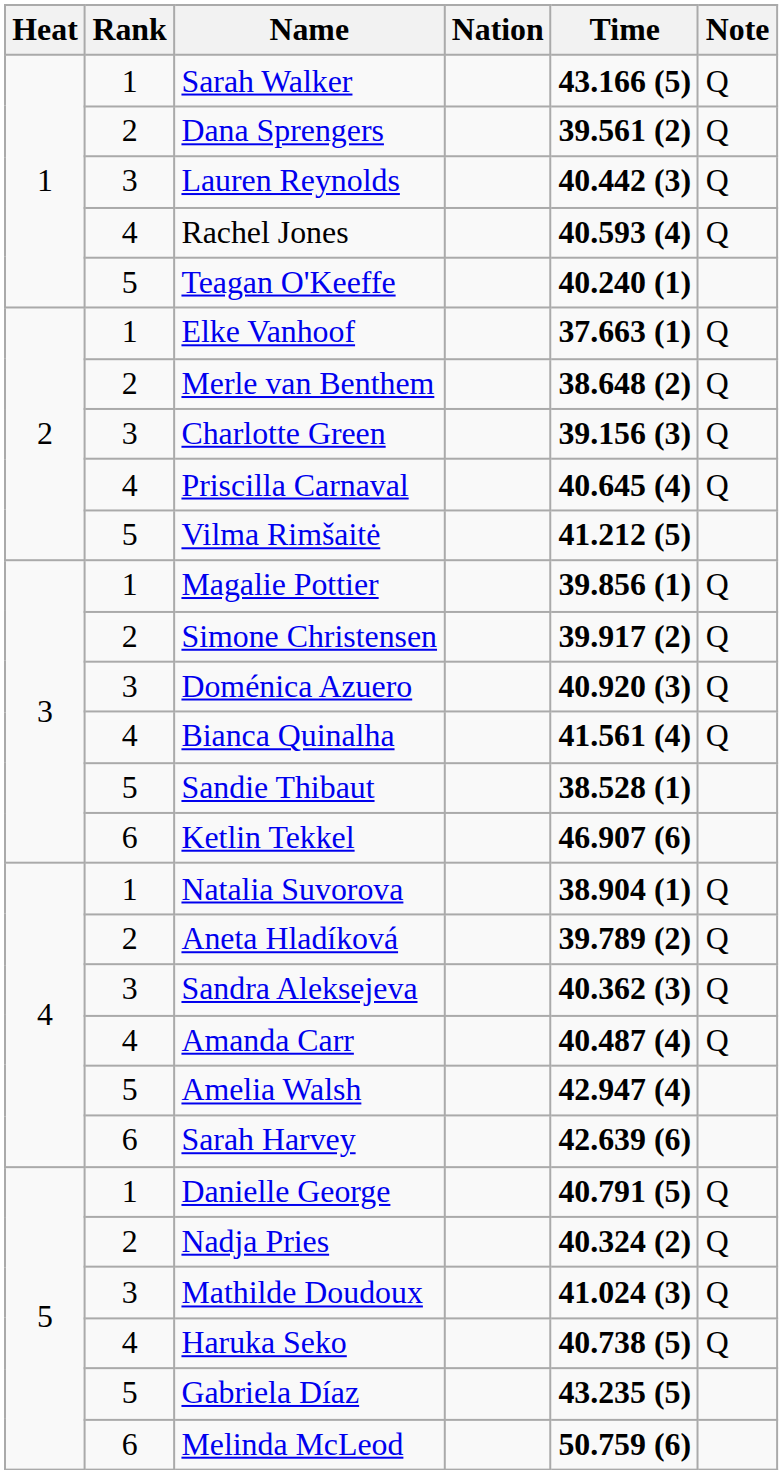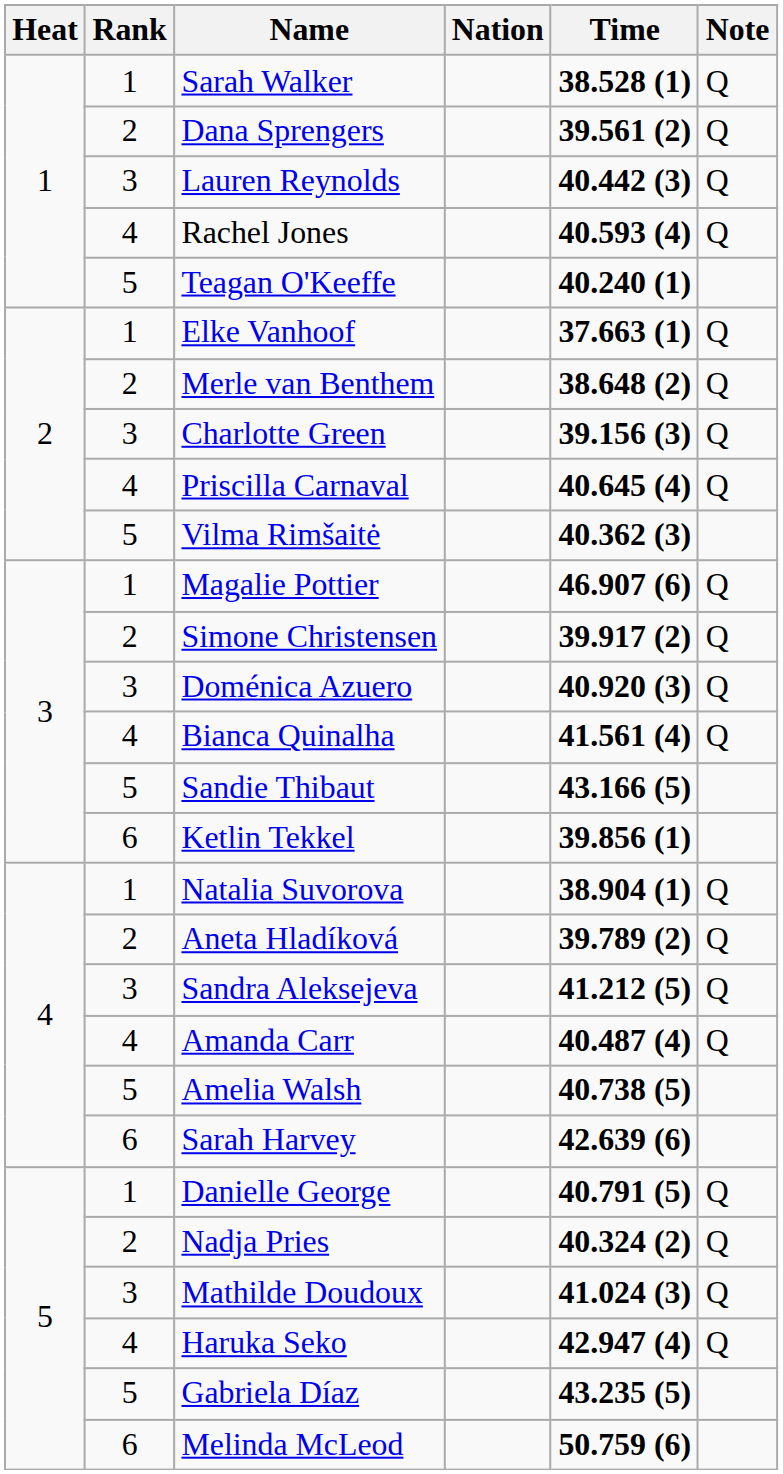(625, 80) 43.166 (5) -> (625, 80) 38.528 (1)
(625, 534) 41.212 (5) -> (625, 534) 40.362 (3)
(625, 585) 39.856 (1) -> (625, 585) 46.907 (6)
(625, 787) 38.528 (1) -> (625, 787) 43.166 (5)
(625, 837) 46.907 (6) -> (625, 837) 39.856 (1)
(625, 989) 40.362 (3) -> (625, 989) 41.212 (5)
(625, 1090) 42.947 (4) -> (625, 1090) 40.738 (5)
(625, 1342) 40.738 (5) -> (625, 1342) 42.947 (4)
